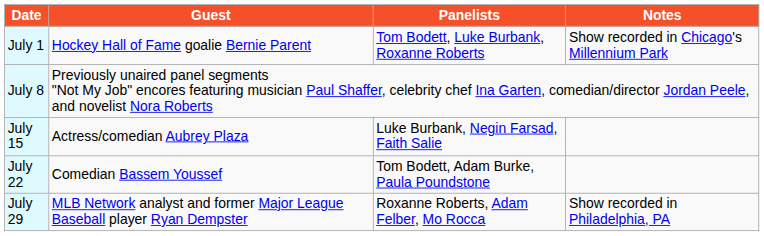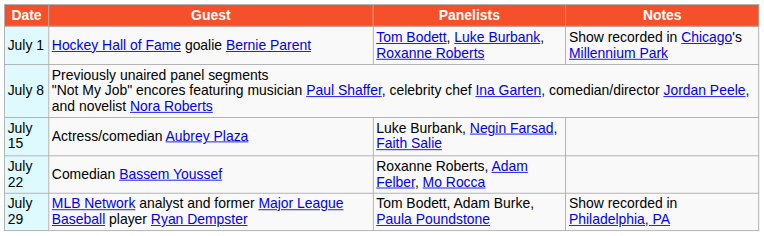(455, 174) Tom Bodett, Adam Burke, Paula Poundstone -> (452, 174) Roxanne Roberts, Adam Felber, Mo Rocca
(452, 212) Roxanne Roberts, Adam Felber, Mo Rocca -> (455, 212) Tom Bodett, Adam Burke, Paula Poundstone
